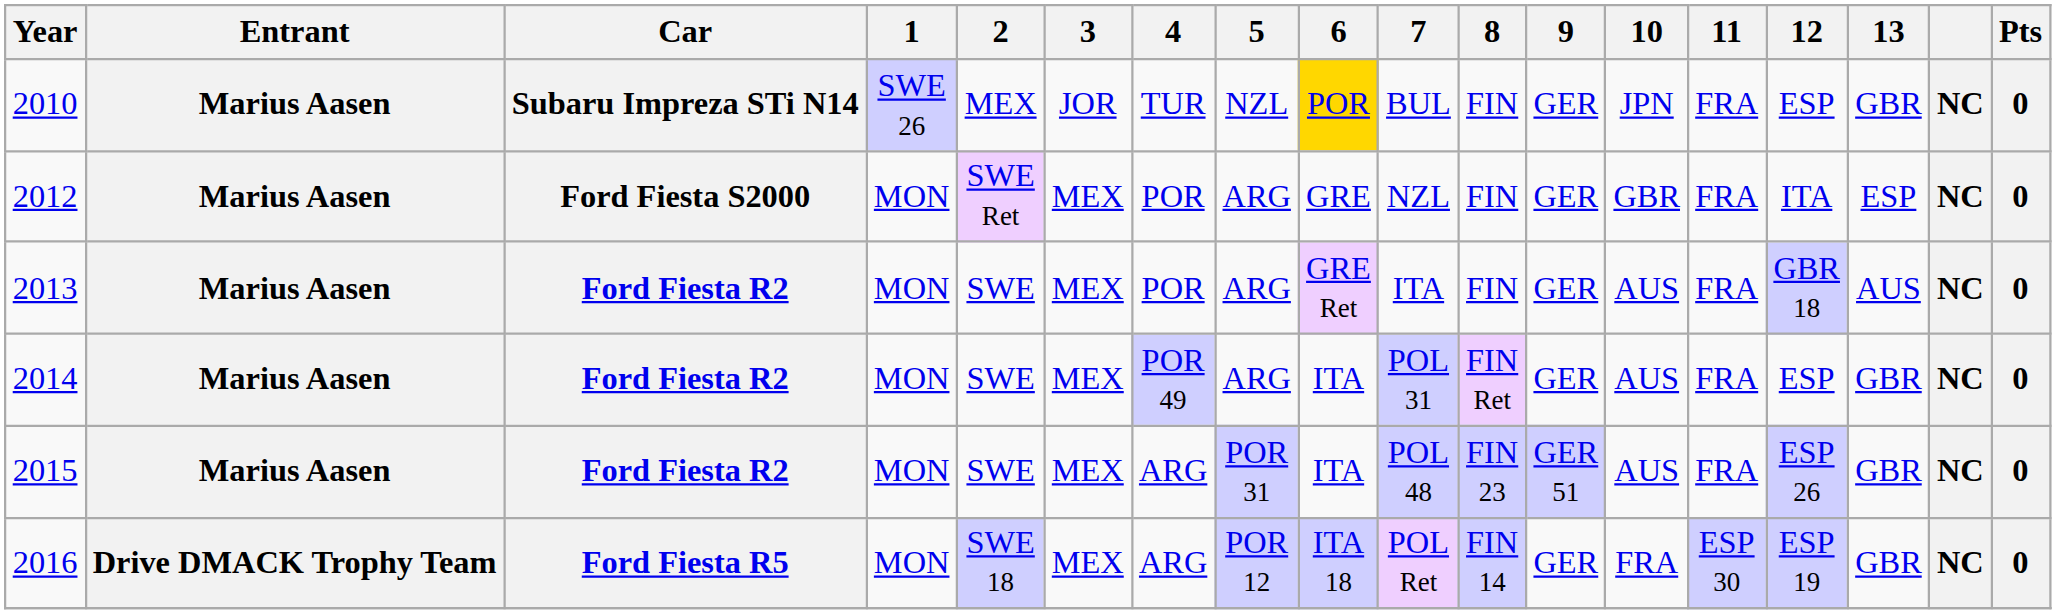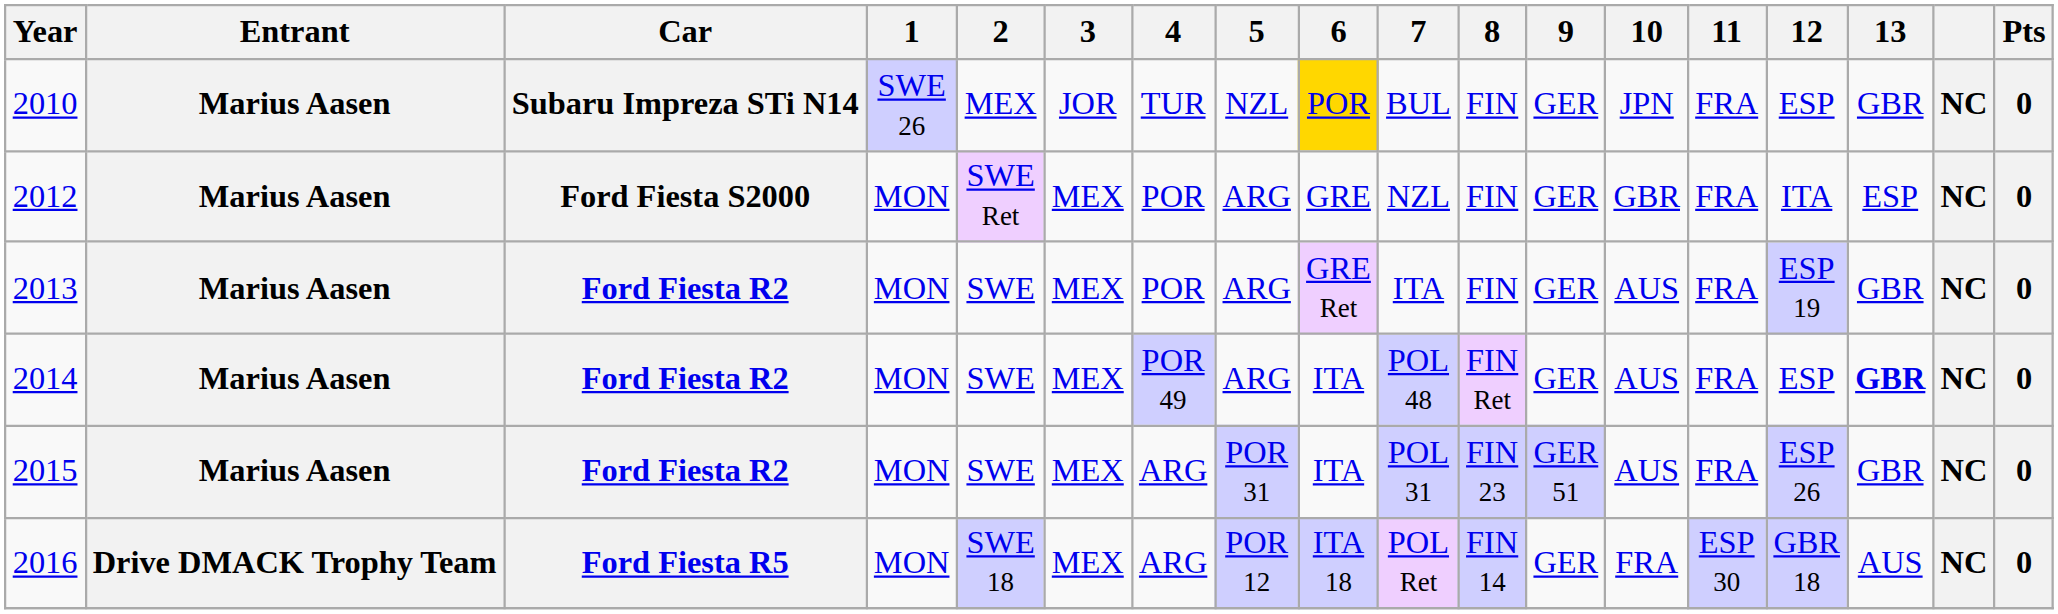(1807, 287) GBR 18 -> (1807, 287) ESP 19
(1888, 287) AUS -> (1890, 287) GBR
(1418, 379) POL 31 -> (1418, 379) POL 48
(1888, 379) normal -> (1890, 379) bold
(1418, 470) POL 48 -> (1418, 470) POL 31
(1807, 562) ESP 19 -> (1807, 562) GBR 18
(1888, 562) GBR -> (1890, 562) AUS
